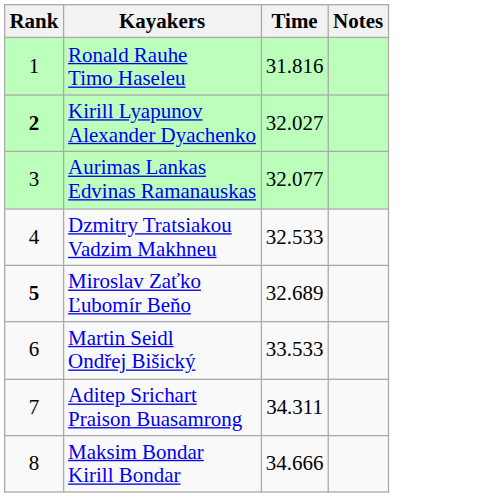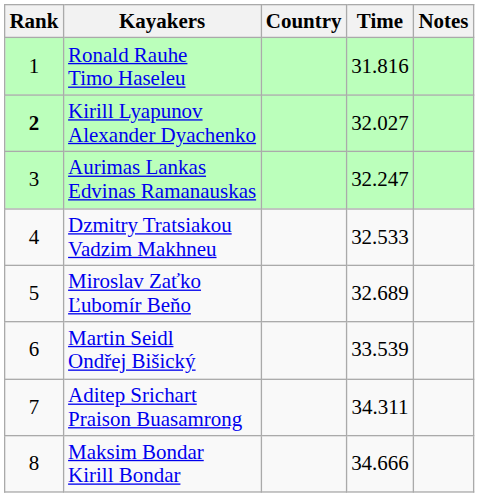+ column: (304, 21)
(295, 179) 32.077 -> (380, 179) 32.247
(34, 293) bold -> (34, 293) normal
(295, 350) 33.533 -> (380, 350) 33.539
